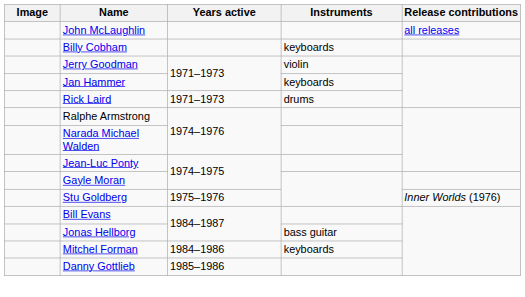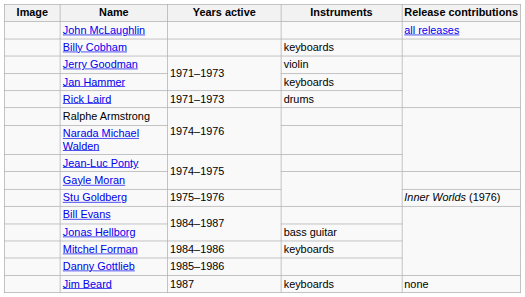+ row: (87, 284)
